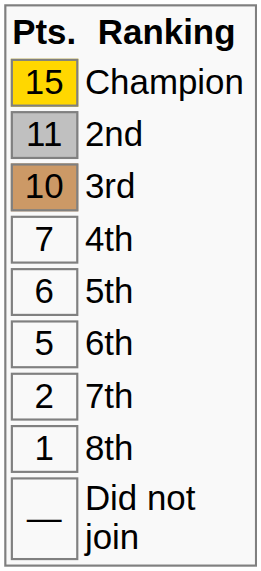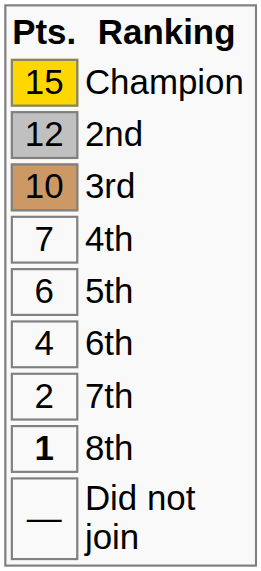(44, 135) 11 -> (44, 135) 12
(44, 344) 5 -> (44, 344) 4
(44, 449) normal -> (44, 449) bold
